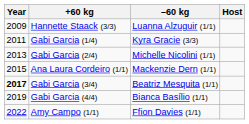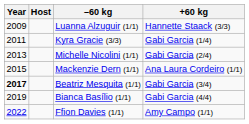columns swapped: (232, 12) <-> (79, 12)
